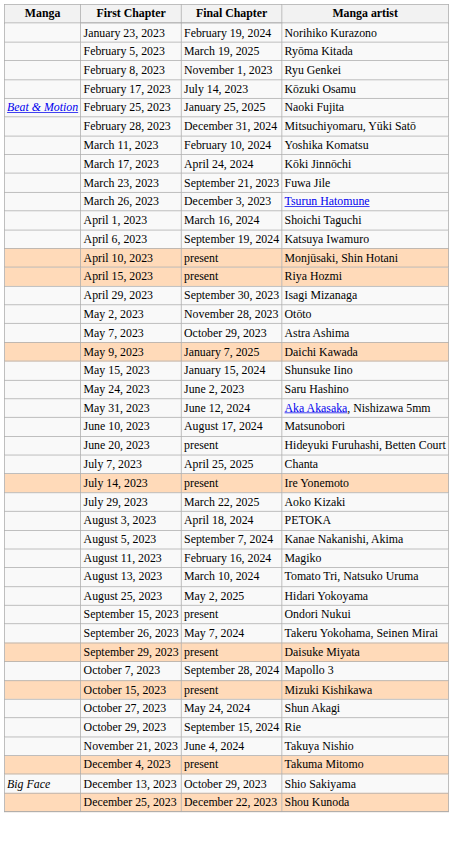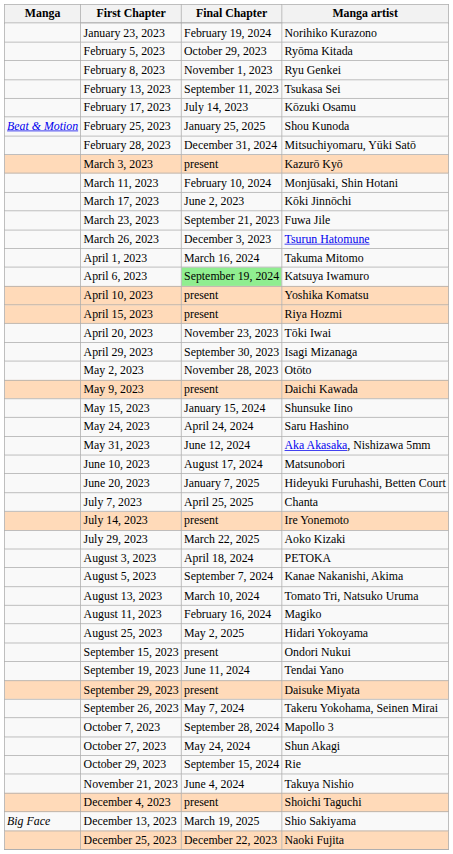(222, 51) March 19, 2025 -> (225, 51) October 29, 2023
+ row: (127, 88)
(314, 107) Naoki Fujita -> (317, 126) Shou Kunoda
+ row: (118, 164)
(327, 145) Yoshika Komatsu -> (341, 182) Monjūsaki, Shin Hotani
(219, 164) April 24, 2024 -> (214, 201) June 2, 2023
(323, 220) Shoichi Taguchi -> (324, 257) Takuma Mitomo
(232, 239) no background -> (232, 276) lightgreen background
(341, 257) Monjūsaki, Shin Hotani -> (327, 295) Yoshika Komatsu
+ row: (118, 333)
- row: (114, 333)
(222, 351) January 7, 2025 -> (201, 389) present
(214, 389) June 2, 2023 -> (219, 426) April 24, 2024
(201, 445) present -> (222, 483) January 7, 2025
rows swapped: (123, 558) <-> (123, 577)
+ row: (131, 671)
rows swapped: (131, 633) <-> (131, 652)
- row: (125, 689)
(324, 764) Takuma Mitomo -> (323, 802) Shoichi Taguchi
(225, 783) October 29, 2023 -> (222, 821) March 19, 2025
(317, 802) Shou Kunoda -> (314, 840) Naoki Fujita
